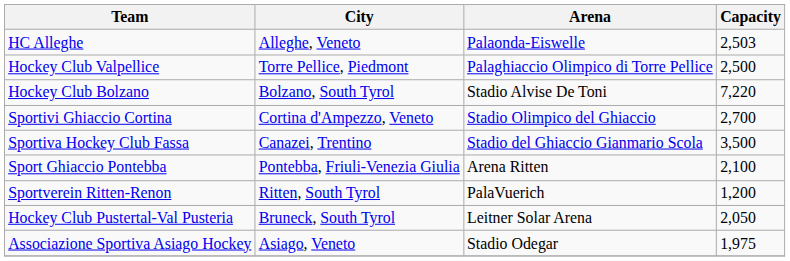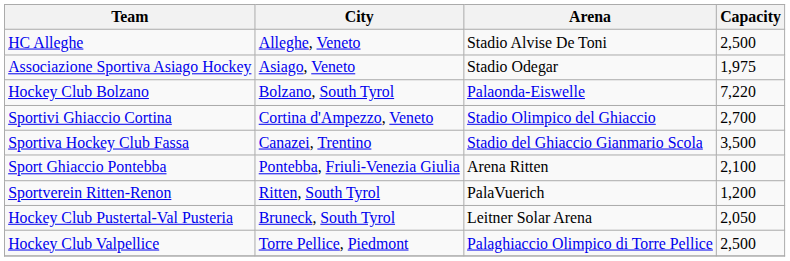(526, 42) Palaonda-Eiswelle -> (537, 42) Stadio Alvise De Toni
(738, 42) 2,503 -> (738, 42) 2,500
rows swapped: (130, 243) <-> (84, 67)
(537, 92) Stadio Alvise De Toni -> (526, 92) Palaonda-Eiswelle
